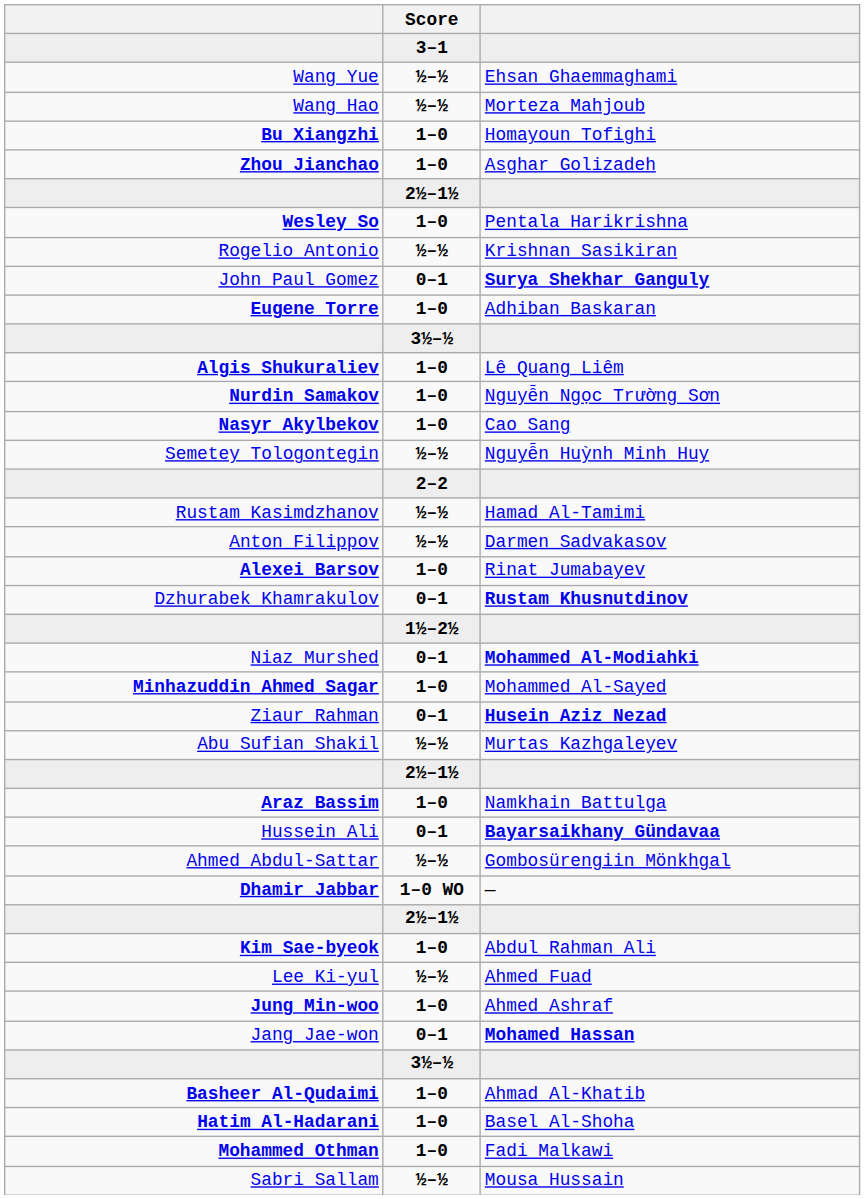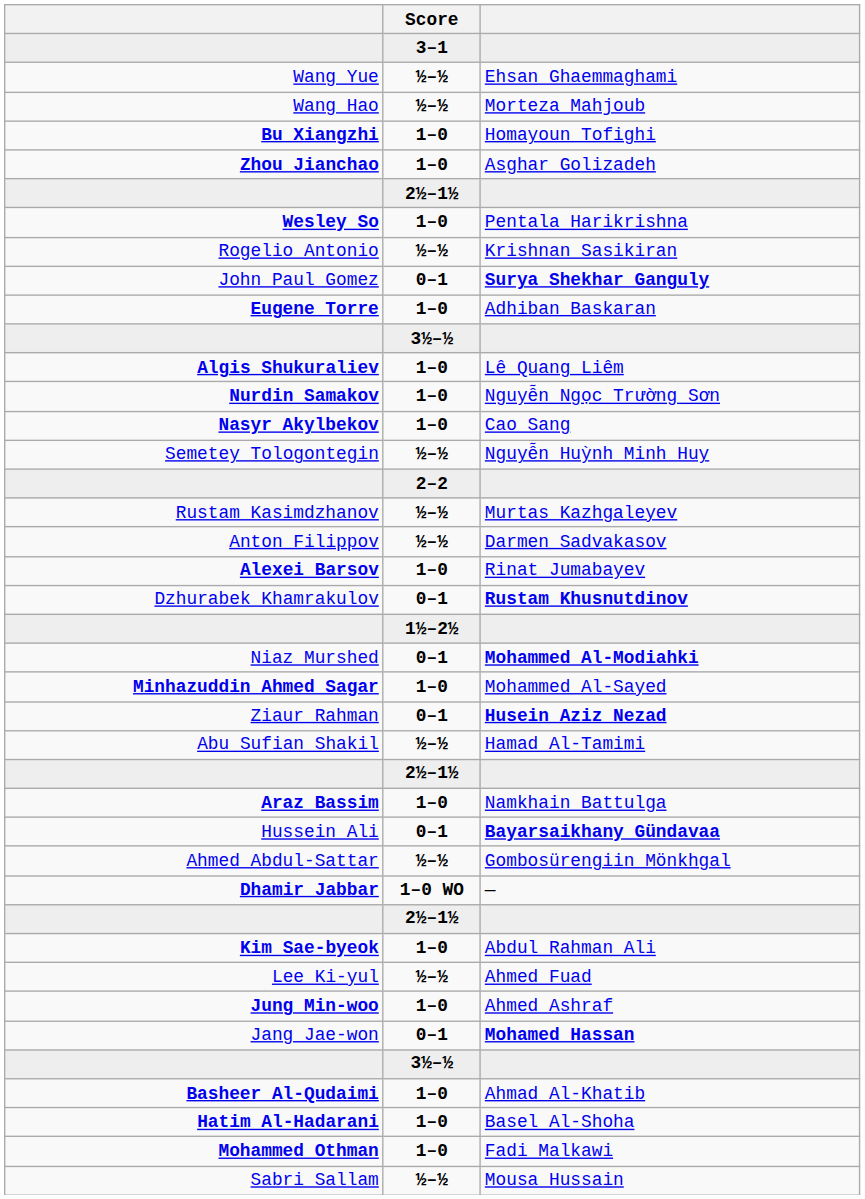(565, 513) Hamad Al-Tamimi -> (581, 513) Murtas Kazhgaleyev
(581, 745) Murtas Kazhgaleyev -> (565, 745) Hamad Al-Tamimi
